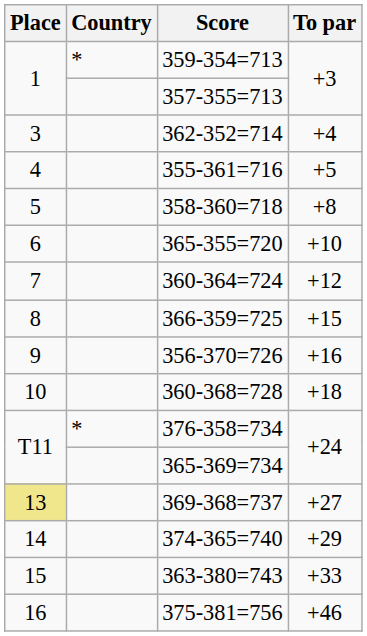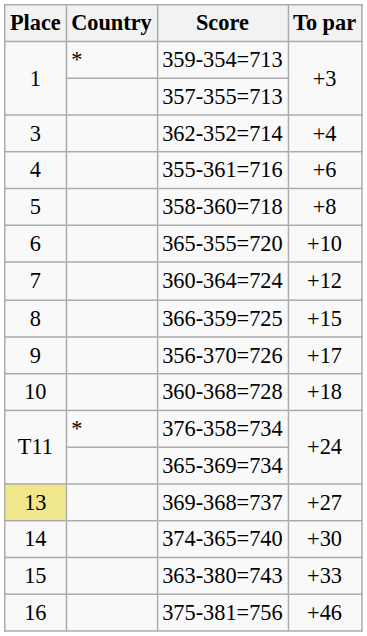(325, 170) +5 -> (325, 170) +6
(325, 354) +16 -> (325, 354) +17
(325, 538) +29 -> (325, 538) +30
